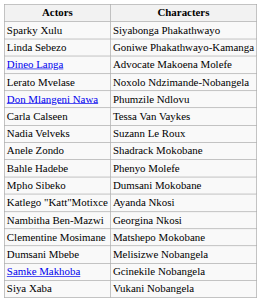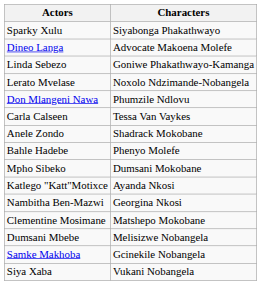rows swapped: (35, 64) <-> (37, 47)
- row: (38, 133)
